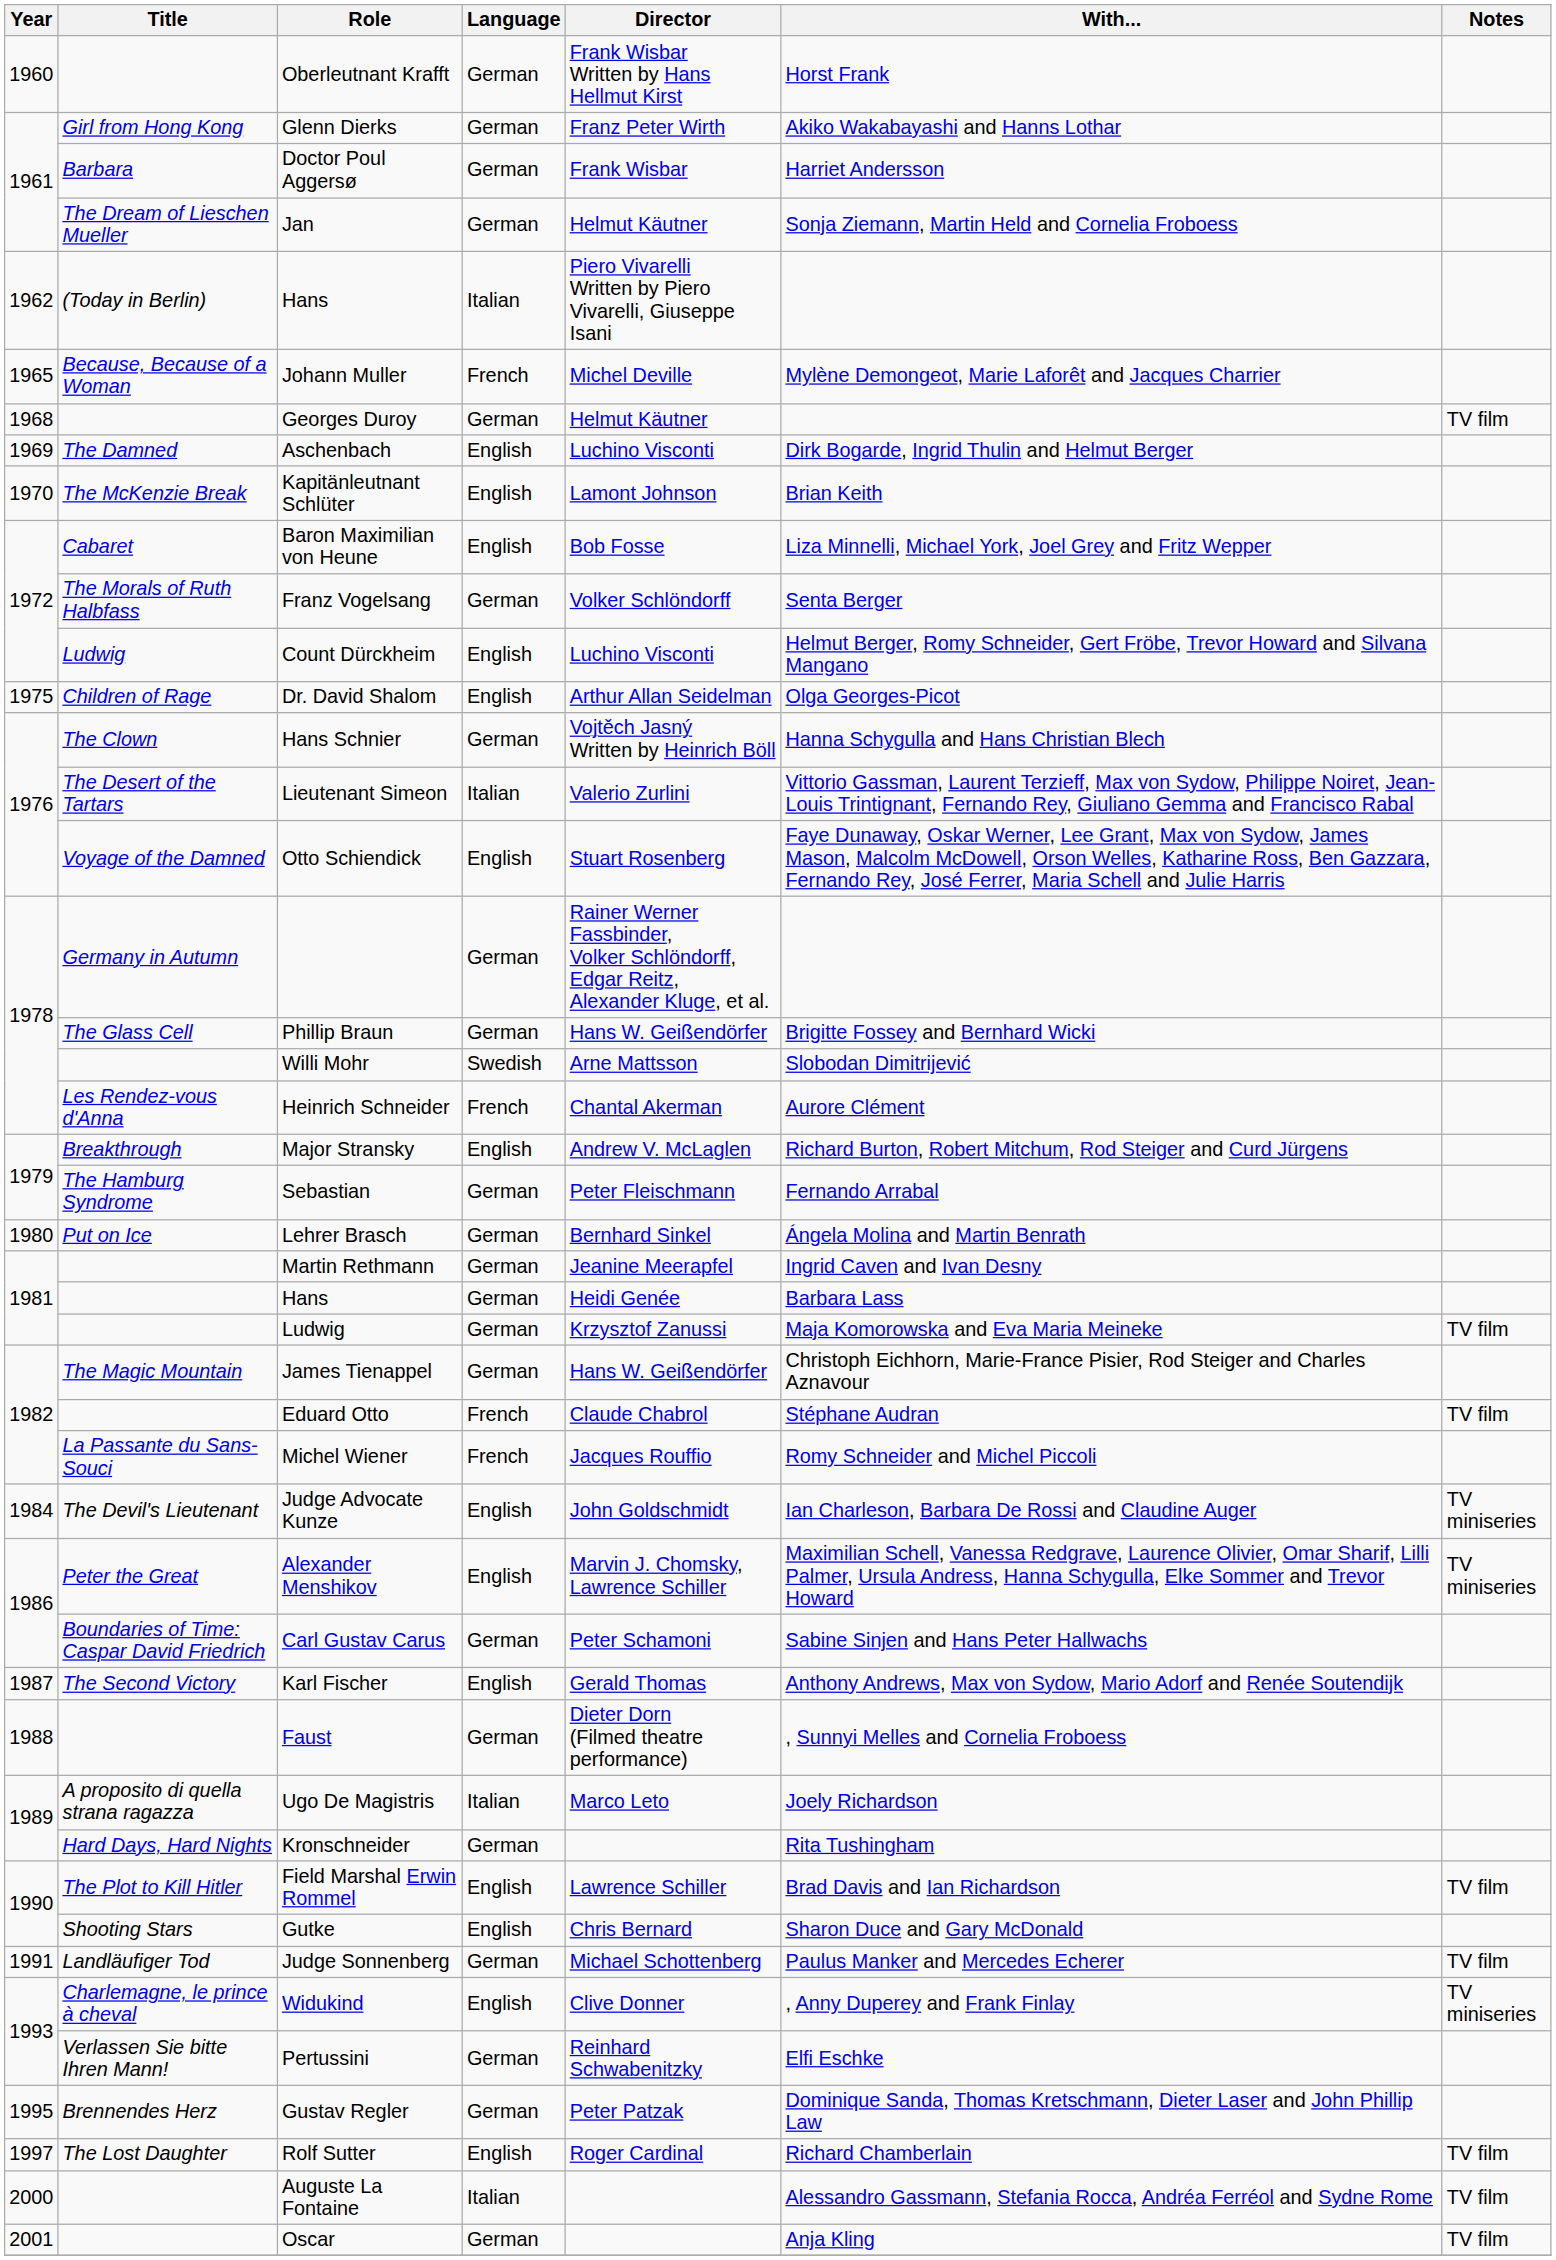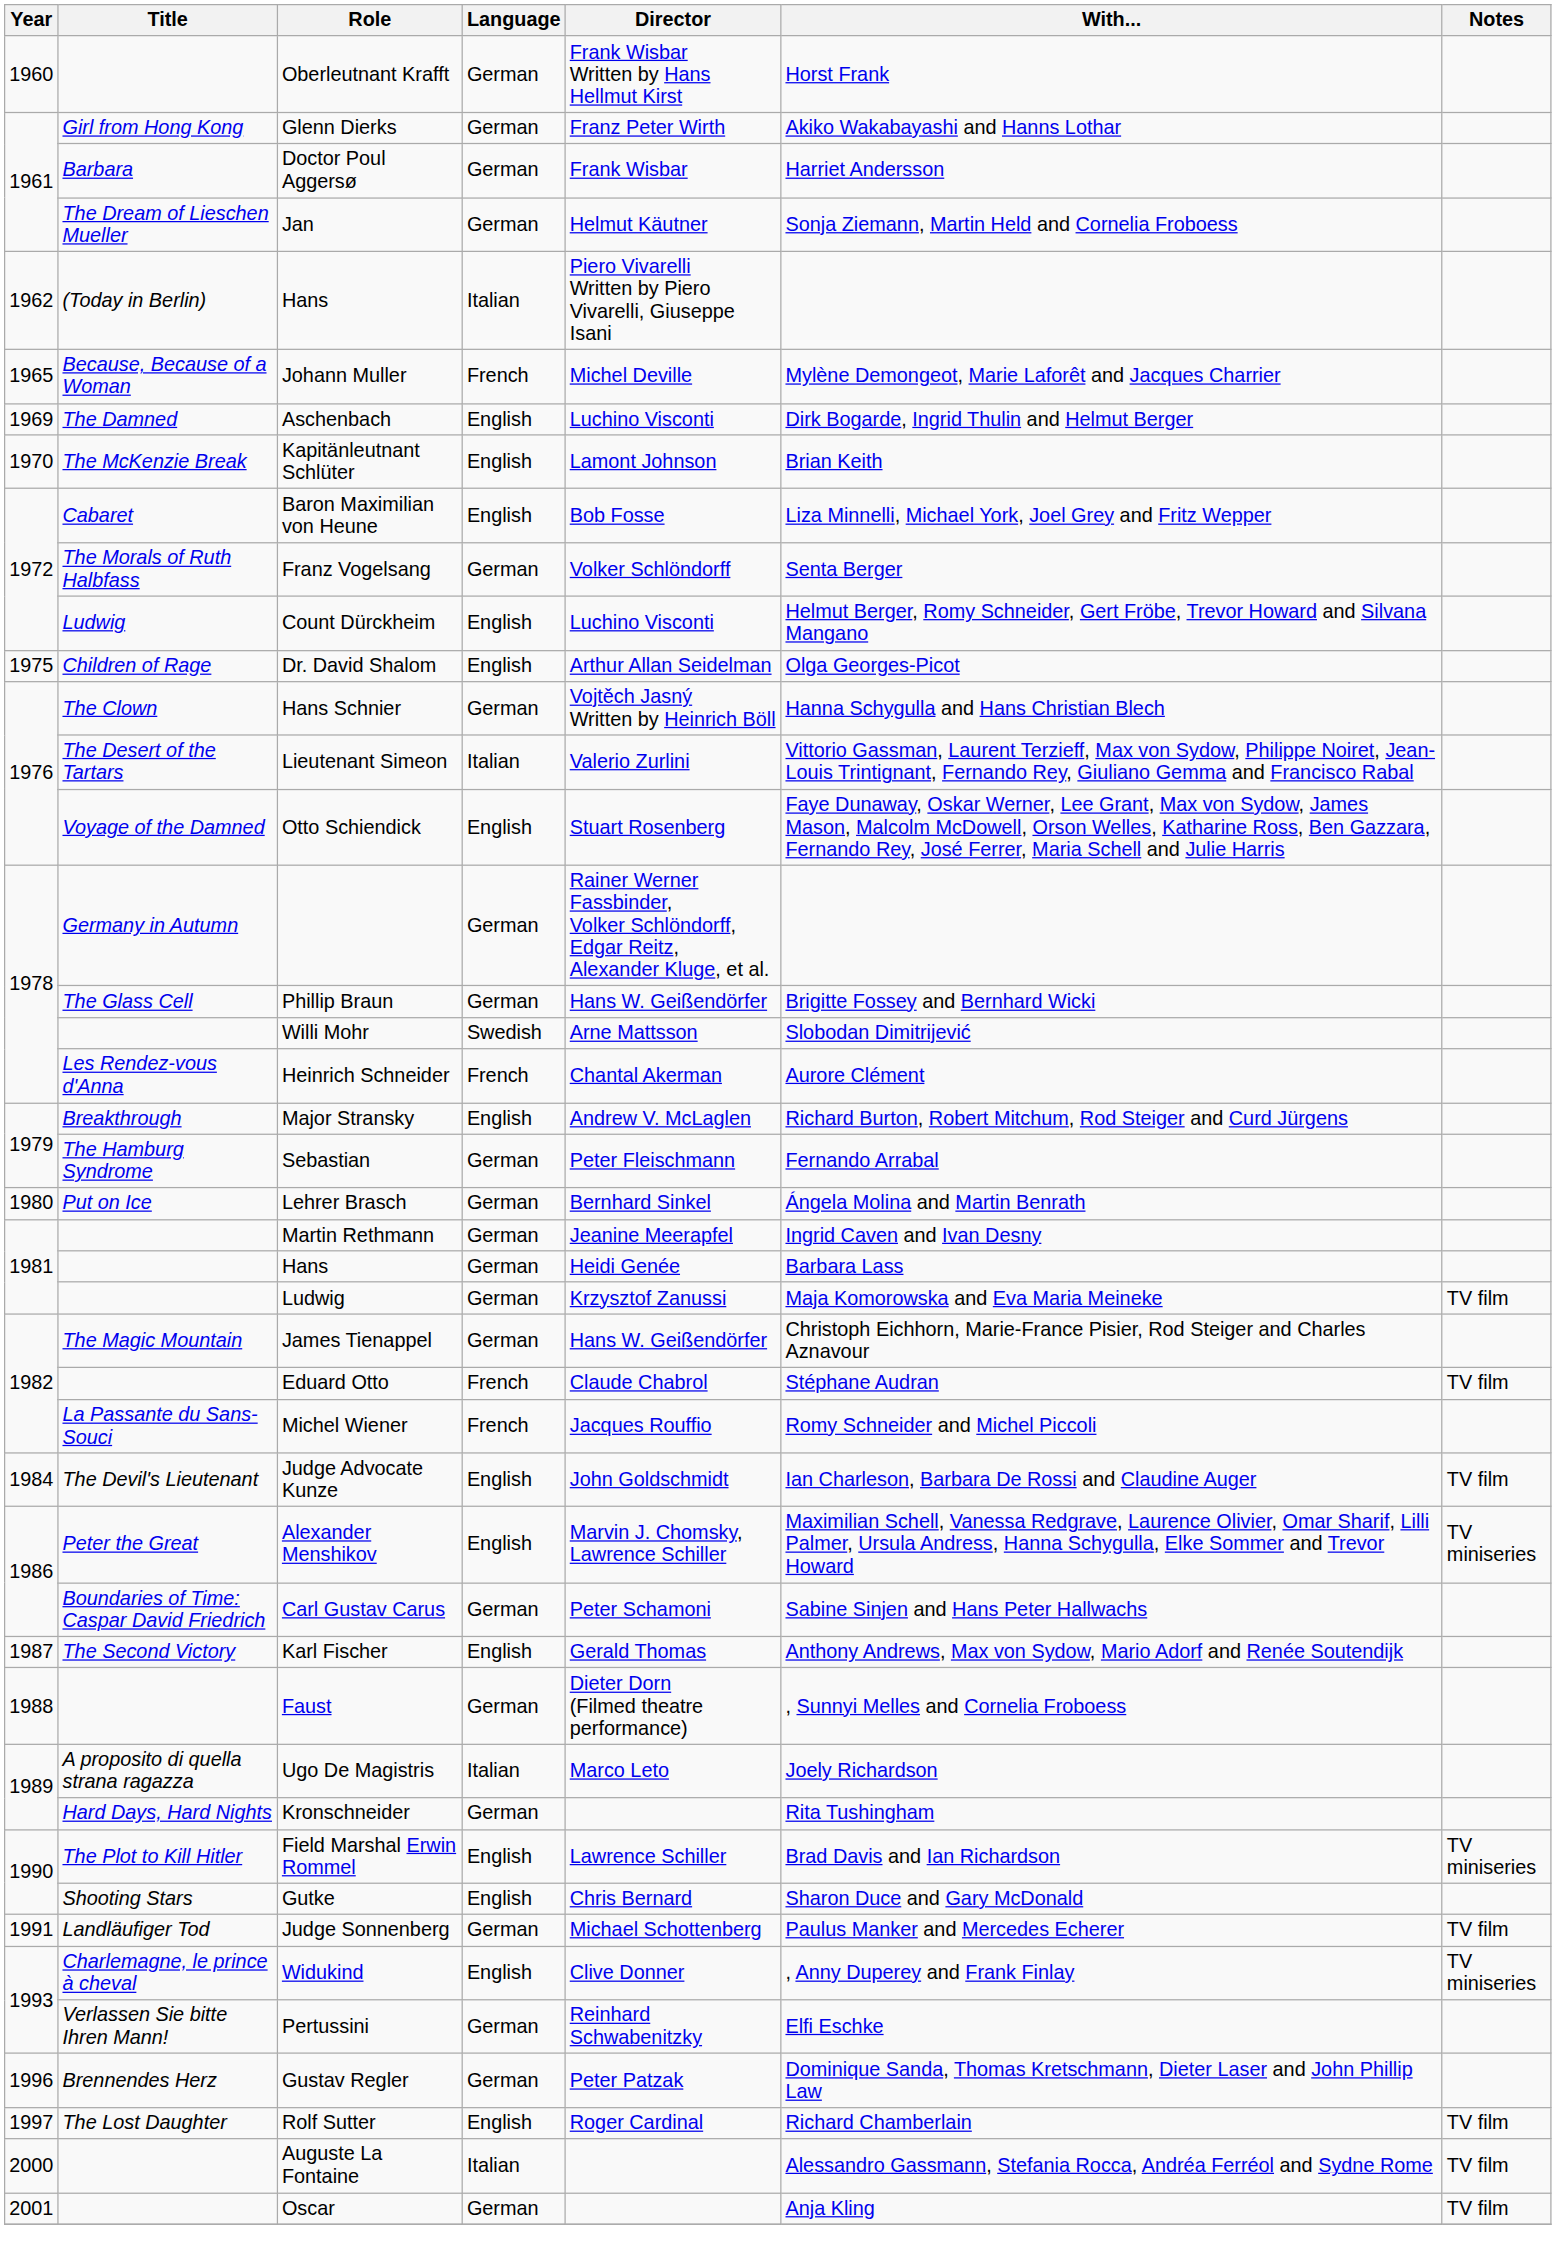- row: (168, 419)
(1492, 1511) TV miniseries -> (1478, 1479) TV film
(1478, 1887) TV film -> (1492, 1856) TV miniseries
(31, 2111) 1995 -> (31, 2080) 1996
